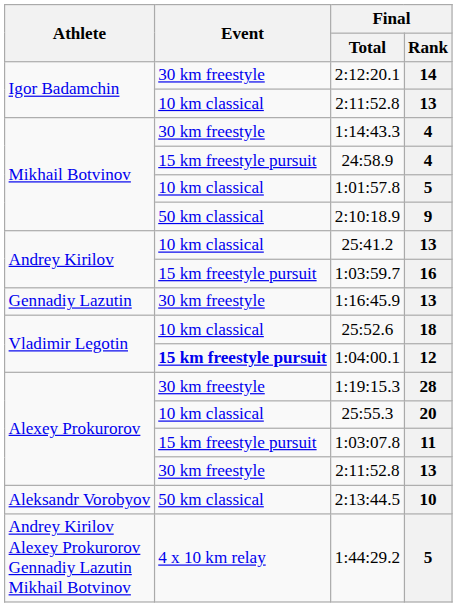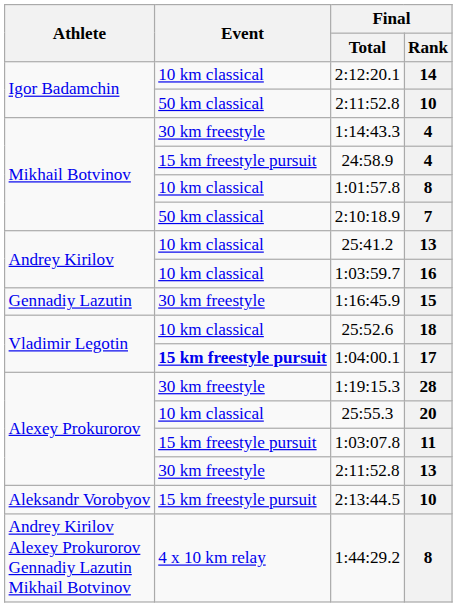(211, 75) 30 km freestyle -> (211, 75) 10 km classical
(211, 103) 10 km classical -> (211, 103) 50 km classical
(428, 103) 13 -> (428, 103) 10
(428, 188) 5 -> (428, 188) 8
(428, 216) 9 -> (428, 216) 7
(237, 273) 15 km freestyle pursuit -> (211, 273) 10 km classical
(428, 301) 13 -> (428, 301) 15
(428, 358) 12 -> (428, 358) 17
(211, 499) 50 km classical -> (237, 499) 15 km freestyle pursuit
(428, 558) 5 -> (428, 558) 8
